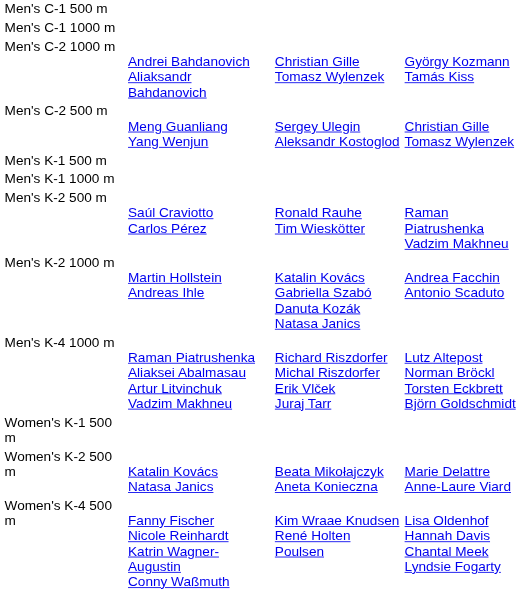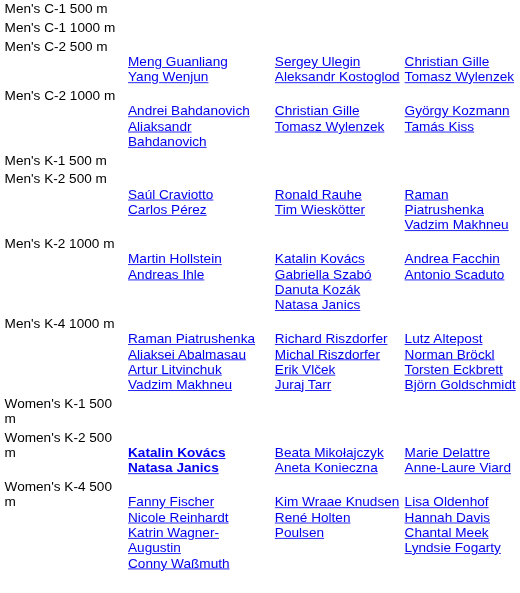rows swapped: (56, 111) <-> (60, 46)
- row: (60, 179)
(173, 479) normal -> (177, 460) bold
